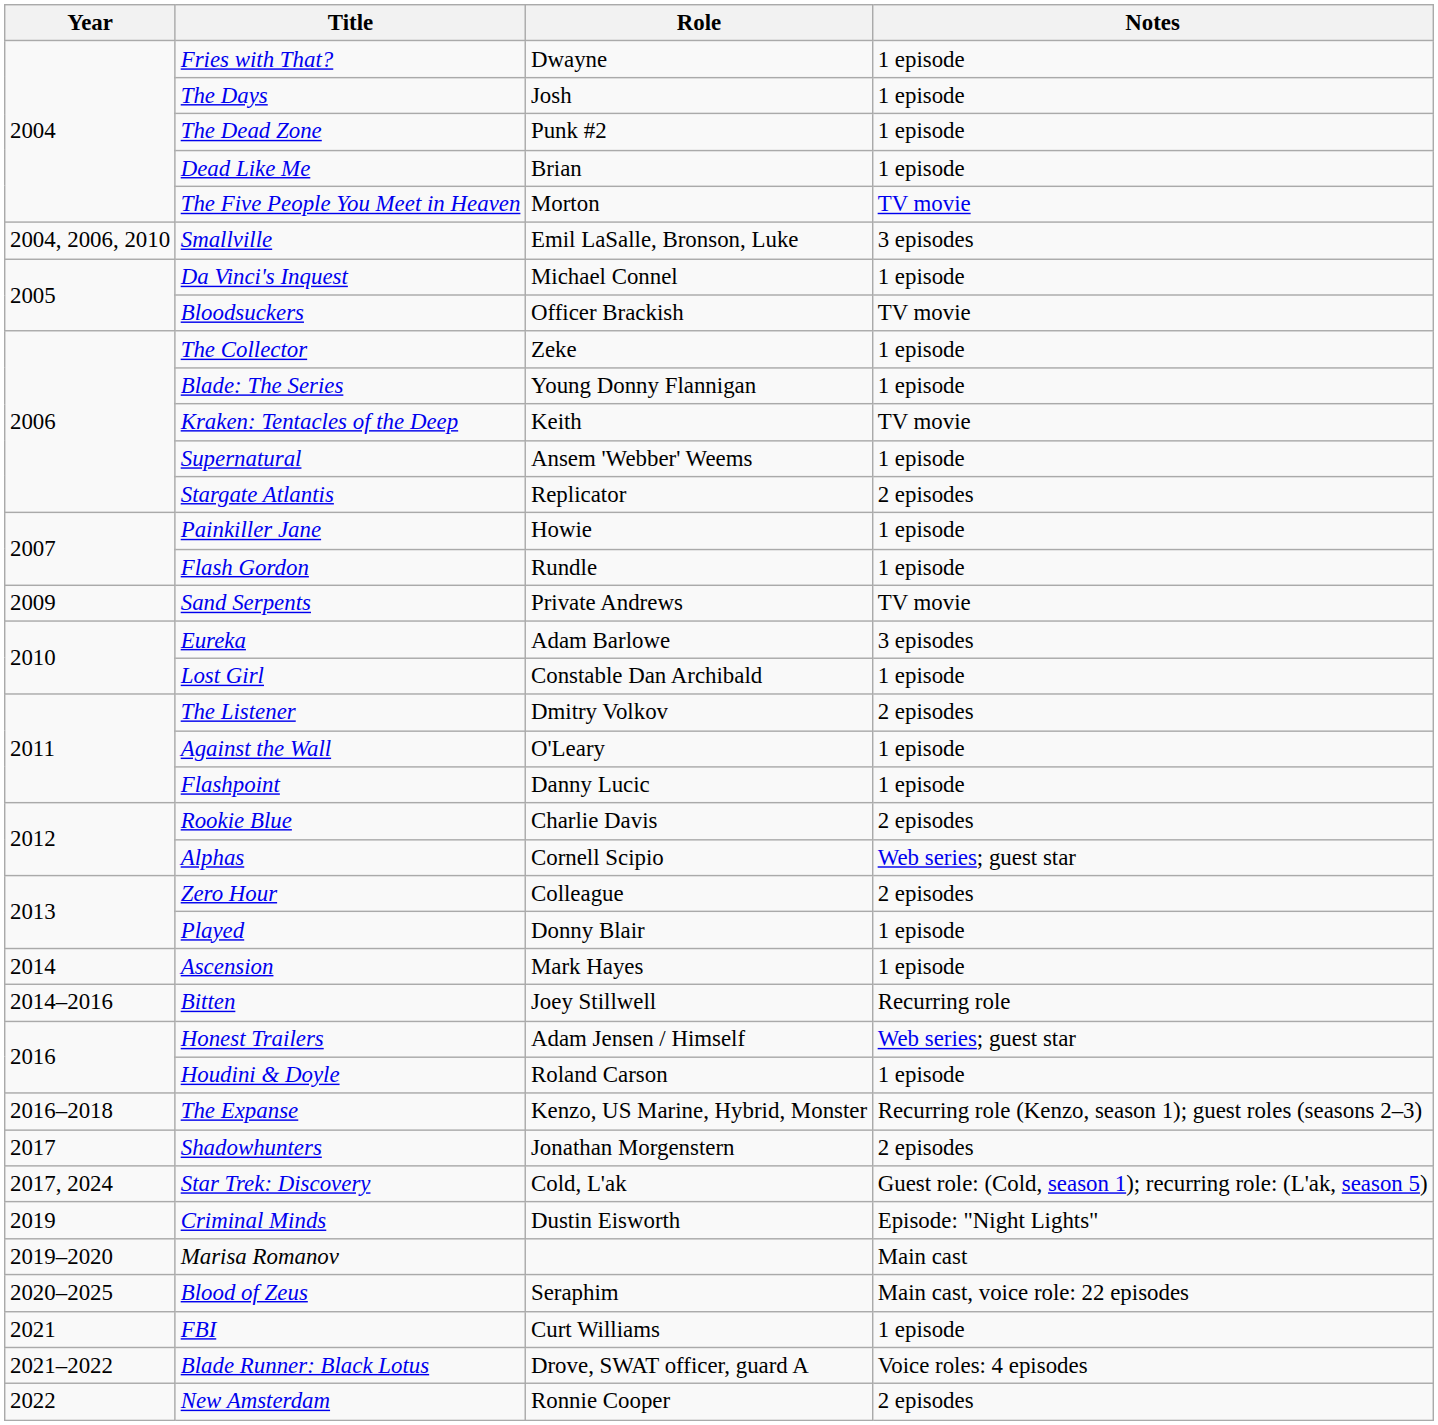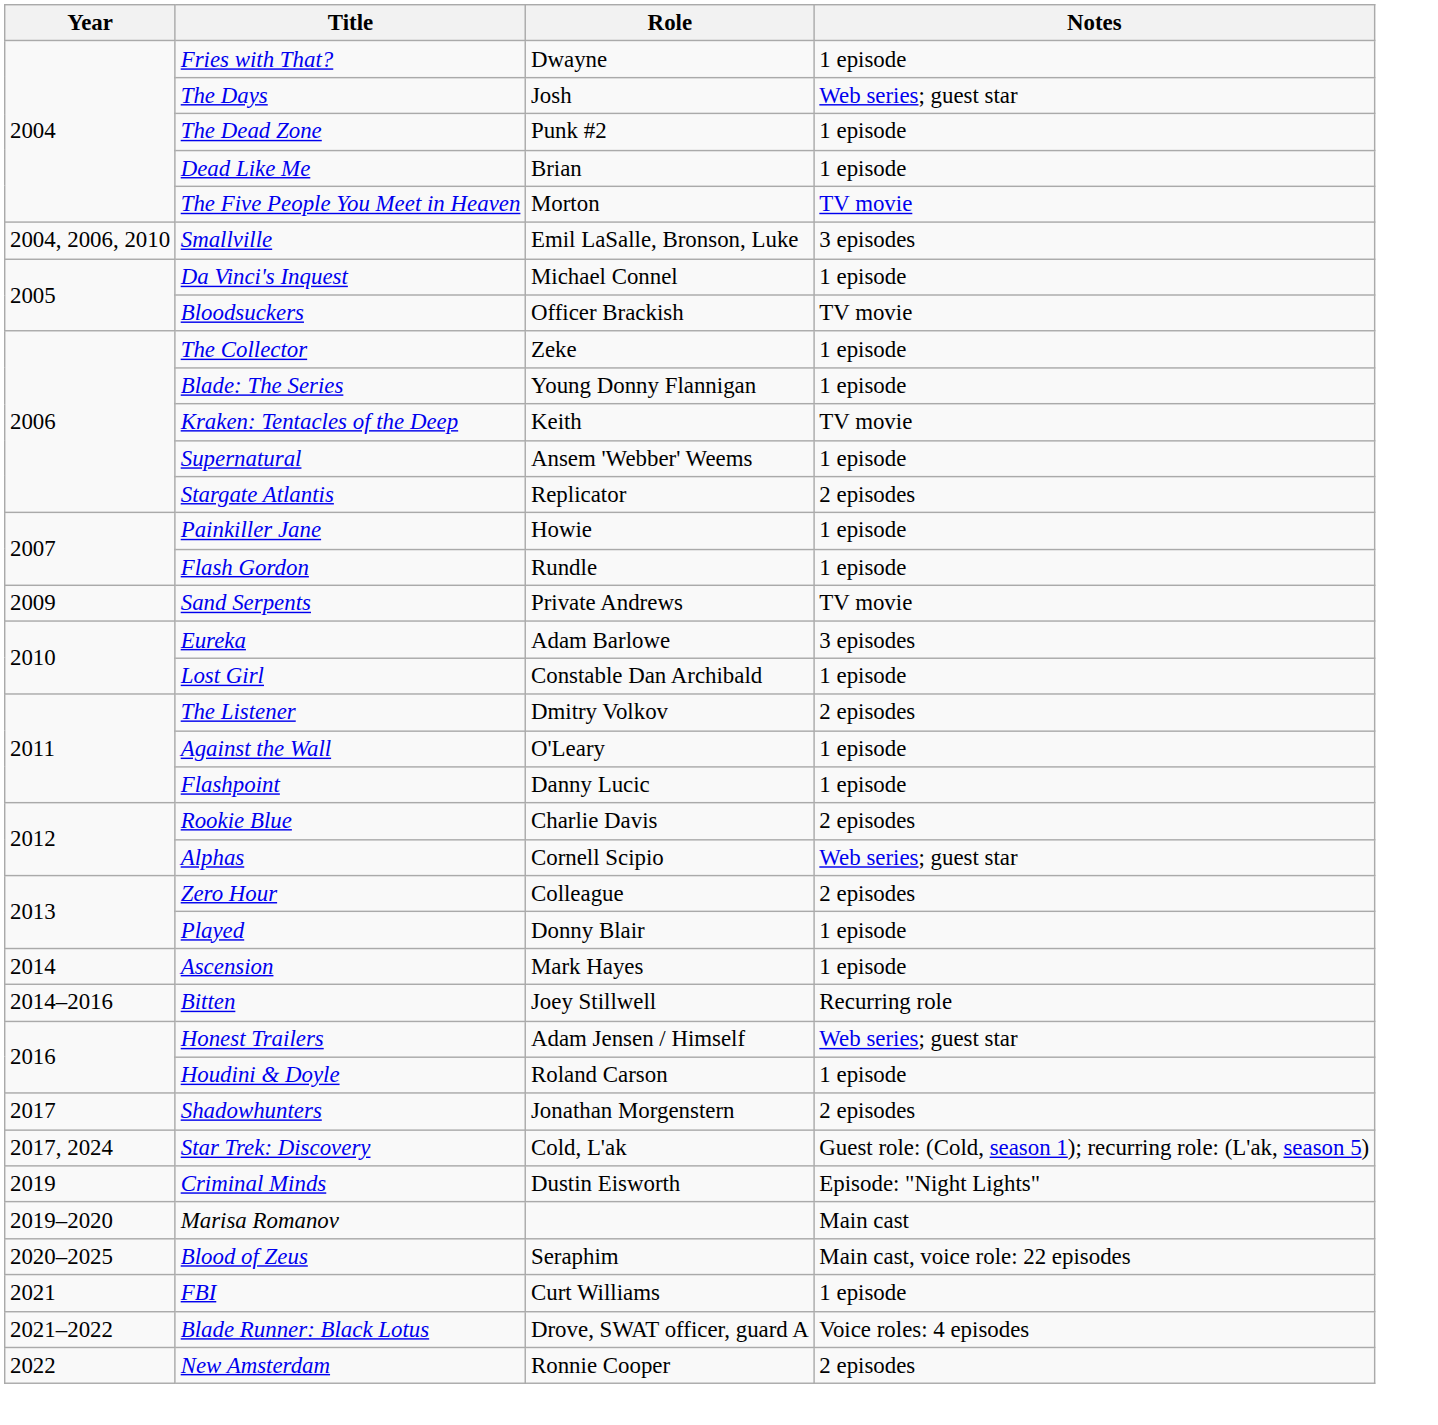(921, 95) 1 episode -> (918, 95) Web series; guest star
- row: (239, 1111)
